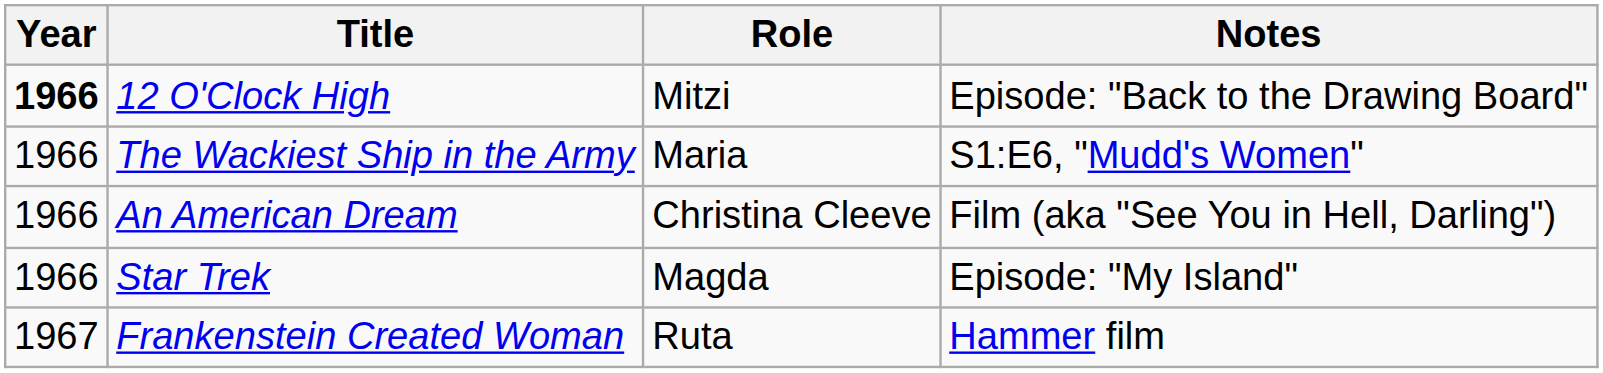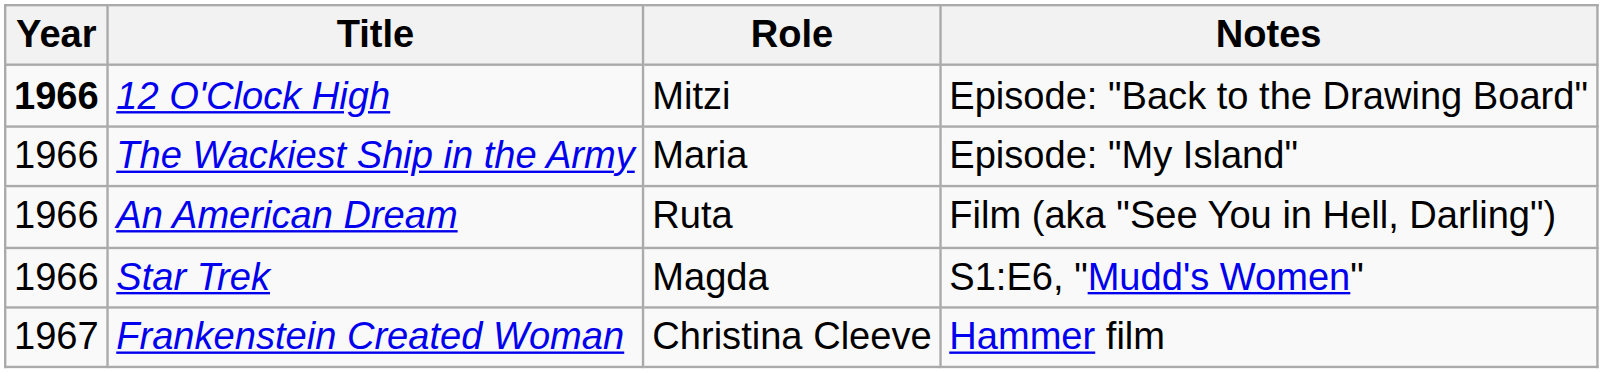(1157, 155) S1:E6, "Mudd's Women" -> (1124, 155) Episode: "My Island"
(792, 215) Christina Cleeve -> (693, 215) Ruta
(1124, 276) Episode: "My Island" -> (1157, 276) S1:E6, "Mudd's Women"
(693, 336) Ruta -> (792, 336) Christina Cleeve
